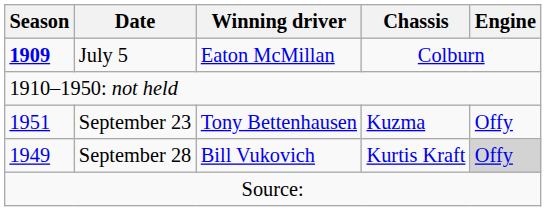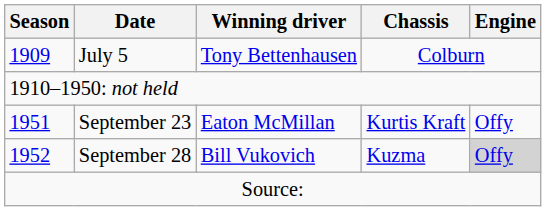(30, 55) bold -> (30, 55) normal
(268, 55) Eaton McMillan -> (279, 55) Tony Bettenhausen
(279, 122) Tony Bettenhausen -> (268, 122) Eaton McMillan
(396, 122) Kuzma -> (416, 122) Kurtis Kraft
(30, 155) 1949 -> (30, 155) 1952
(416, 155) Kurtis Kraft -> (396, 155) Kuzma
